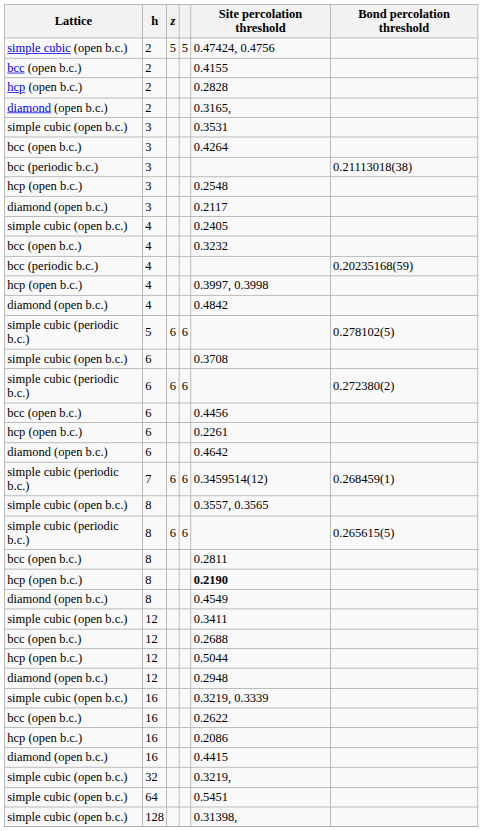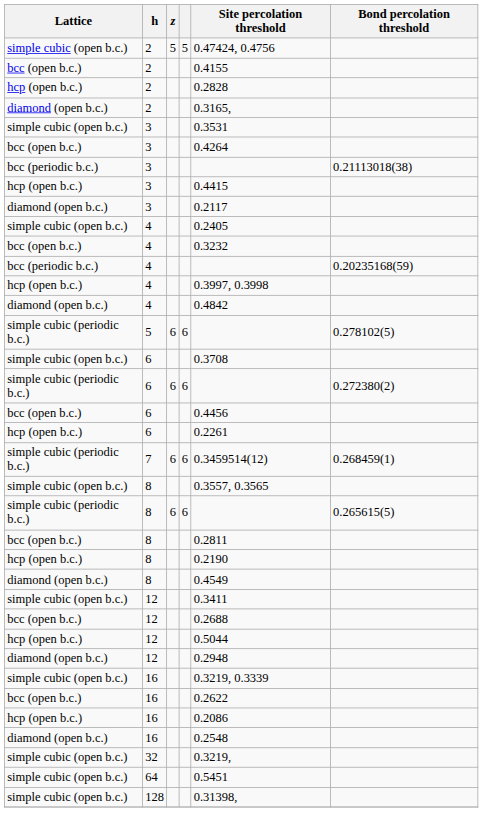(211, 186) 0.2548 -> (211, 186) 0.4415
- row: (58, 452)
(211, 579) bold -> (211, 559) normal
(211, 757) 0.4415 -> (211, 737) 0.2548
